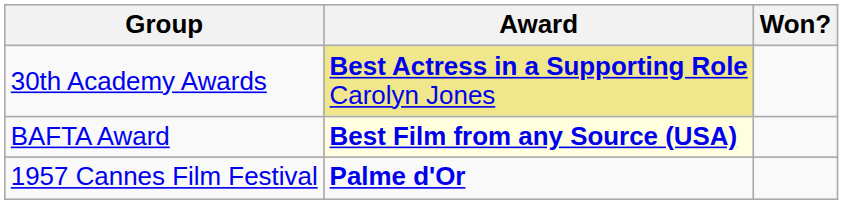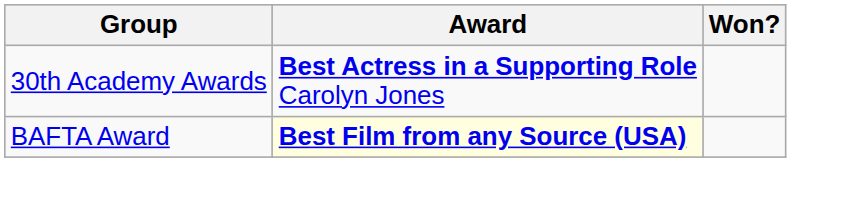(539, 80) khaki background -> (488, 80) no background
- row: (164, 177)
